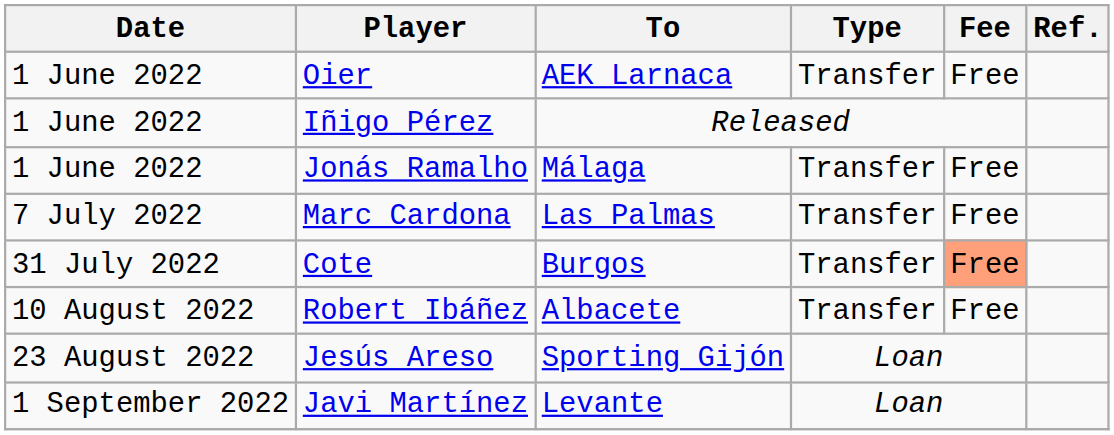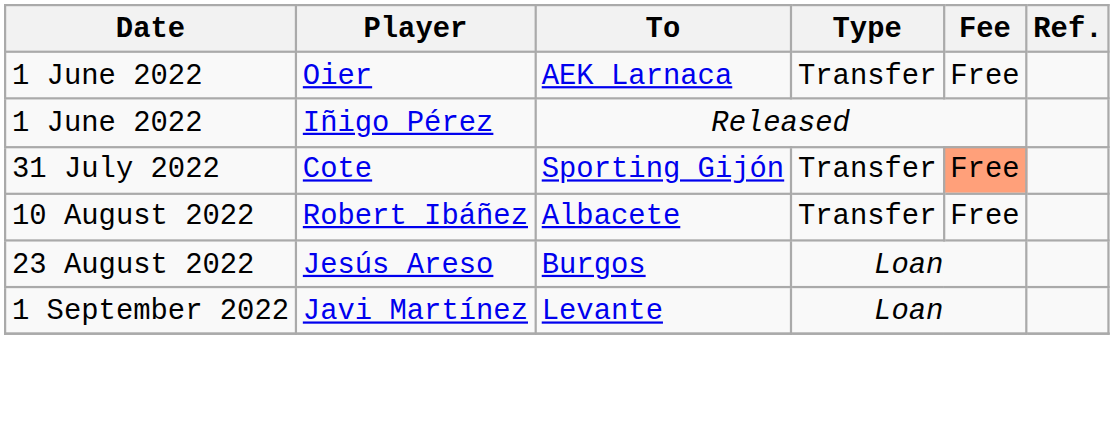- row: (415, 170)
- row: (407, 217)
(594, 264) Burgos -> (663, 170) Sporting Gijón
(663, 358) Sporting Gijón -> (594, 264) Burgos
